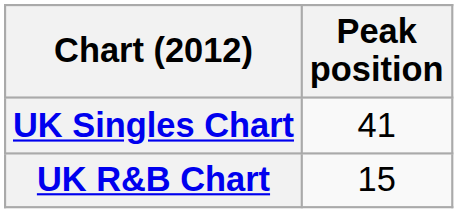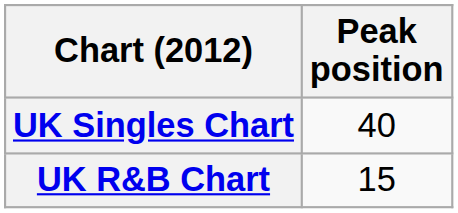(377, 125) 41 -> (377, 125) 40
